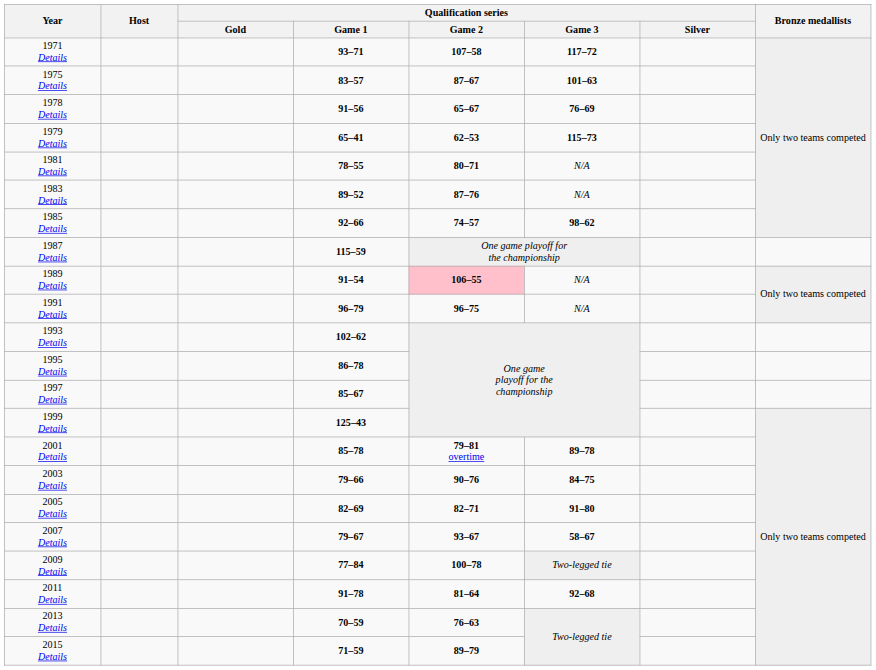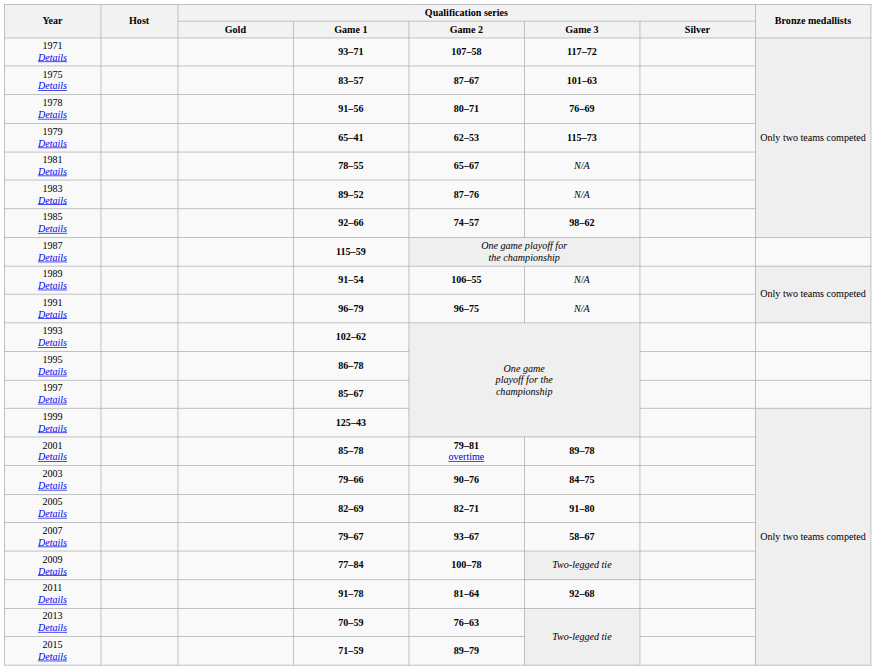(466, 109) 65–67 -> (466, 109) 80–71
(466, 166) 80–71 -> (466, 166) 65–67
(466, 280) pink background -> (466, 280) no background
